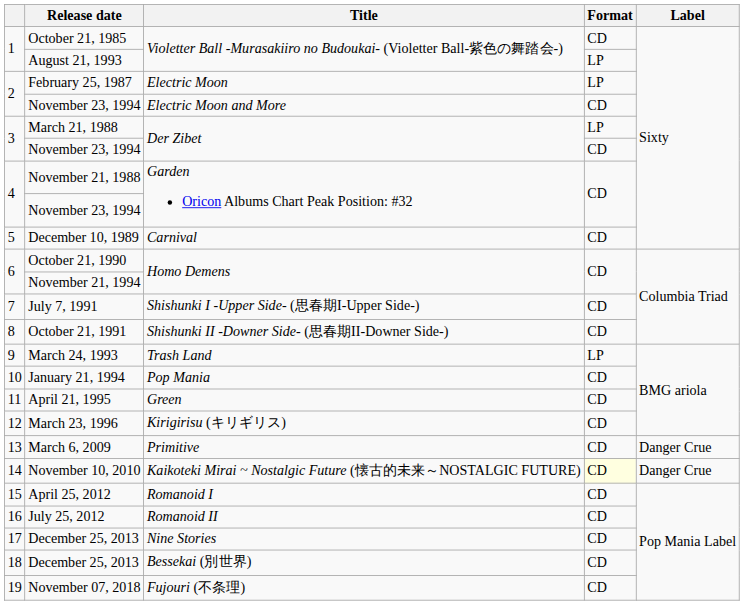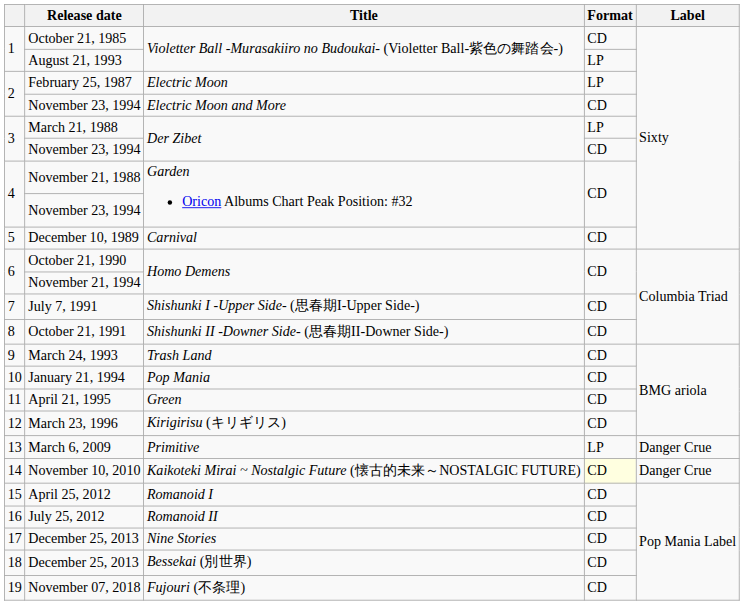(595, 355) LP -> (597, 355) CD
(597, 447) CD -> (595, 447) LP
